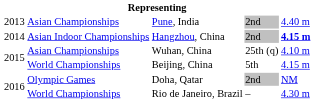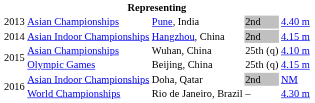(296, 36) bold -> (295, 36) normal
(74, 65) World Championships -> (61, 65) Olympic Games
(252, 65) 5th -> (262, 65) 25th (q)
(61, 79) Olympic Games -> (88, 79) Asian Indoor Championships
